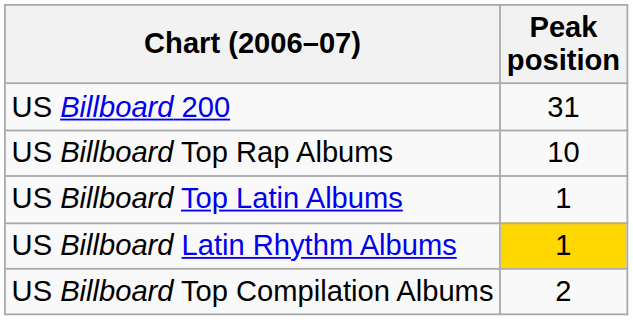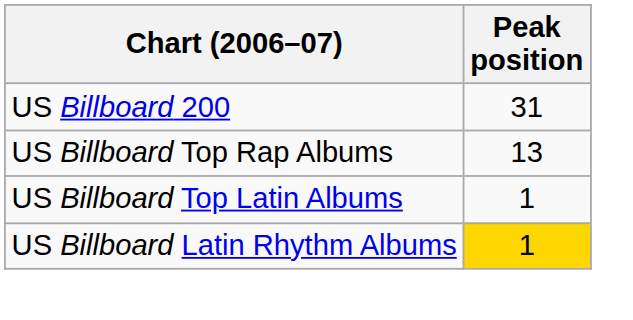(563, 152) 10 -> (527, 152) 13
- row: (253, 291)
